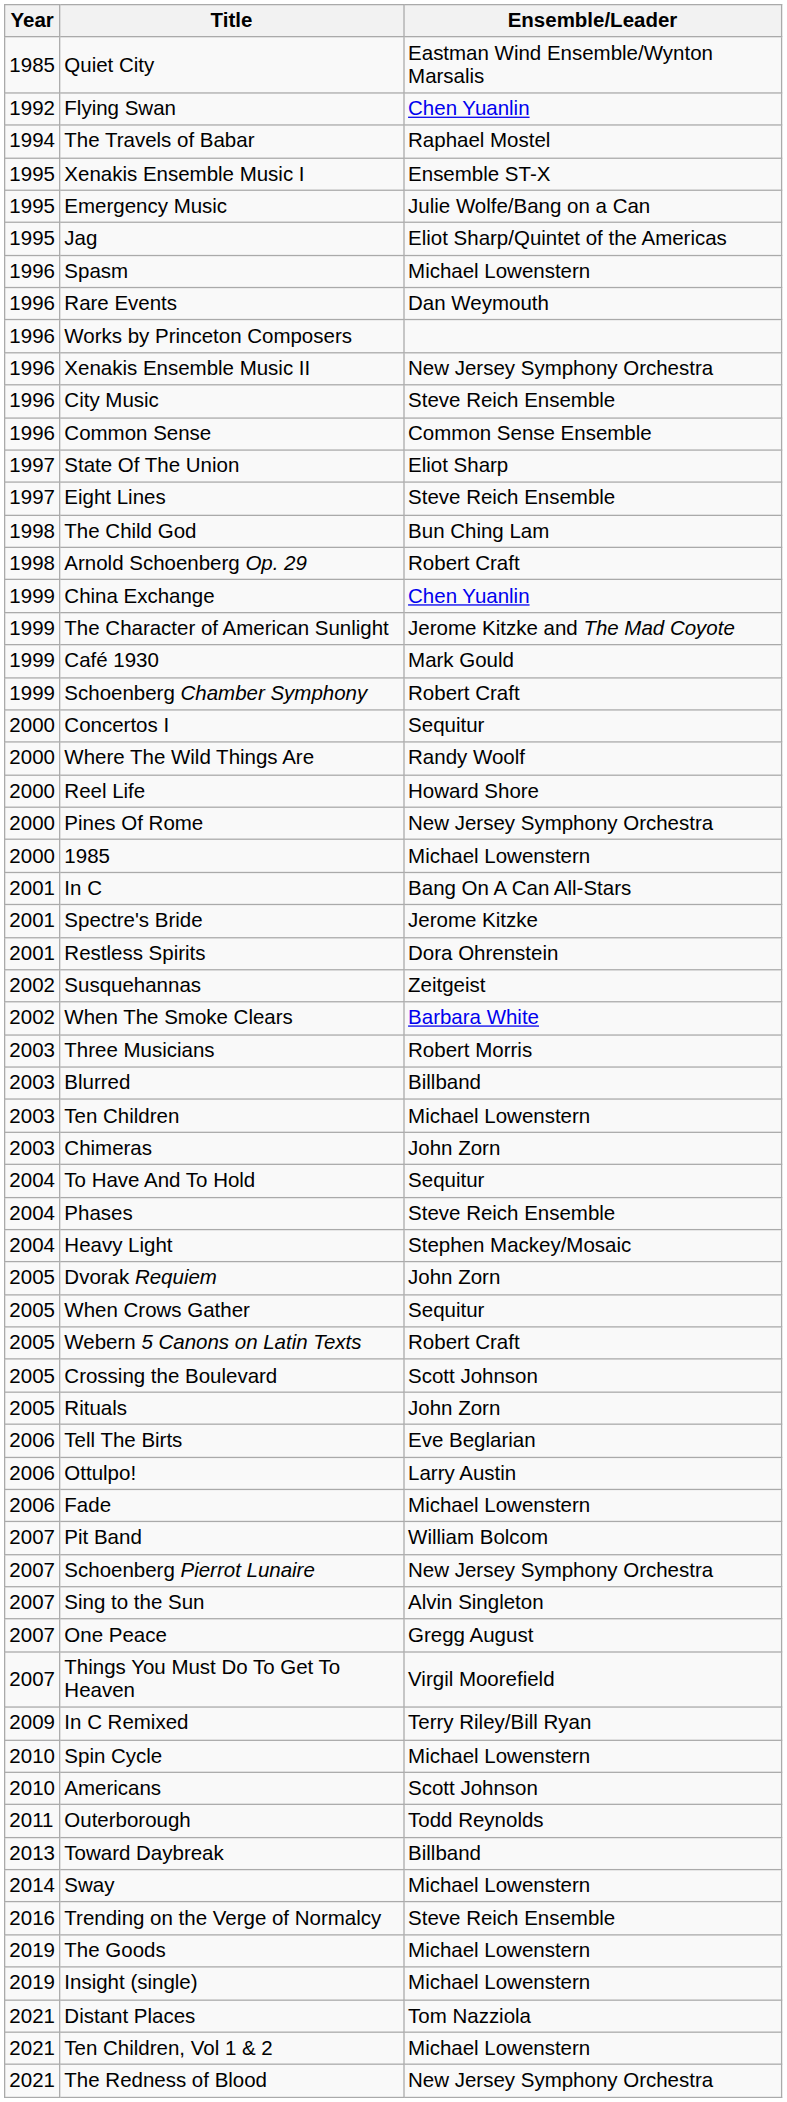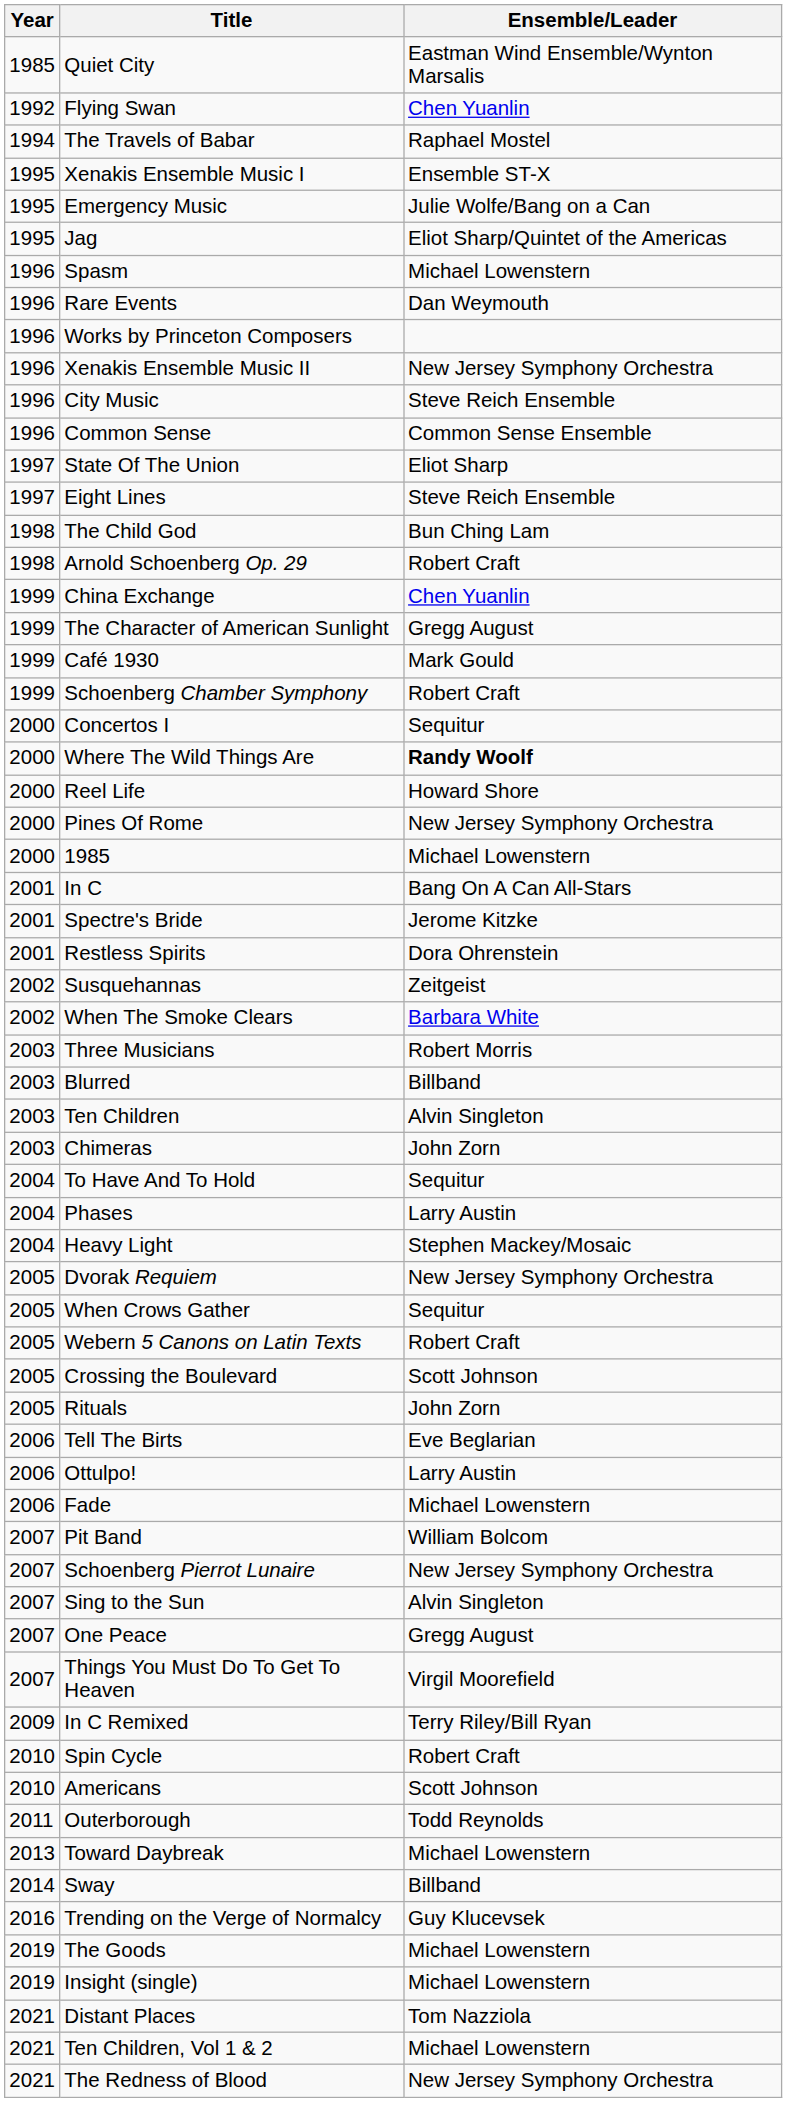(571, 628) Jerome Kitzke and The Mad Coyote -> (471, 628) Gregg August
(467, 758) normal -> (470, 758) bold
(499, 1115) Michael Lowenstern -> (476, 1115) Alvin Singleton
(512, 1213) Steve Reich Ensemble -> (462, 1213) Larry Austin
(454, 1278) John Zorn -> (561, 1278) New Jersey Symphony Orchestra
(499, 1755) Michael Lowenstern -> (464, 1755) Robert Craft
(445, 1853) Billband -> (499, 1853) Michael Lowenstern
(499, 1885) Michael Lowenstern -> (445, 1885) Billband
(512, 1918) Steve Reich Ensemble -> (476, 1918) Guy Klucevsek
